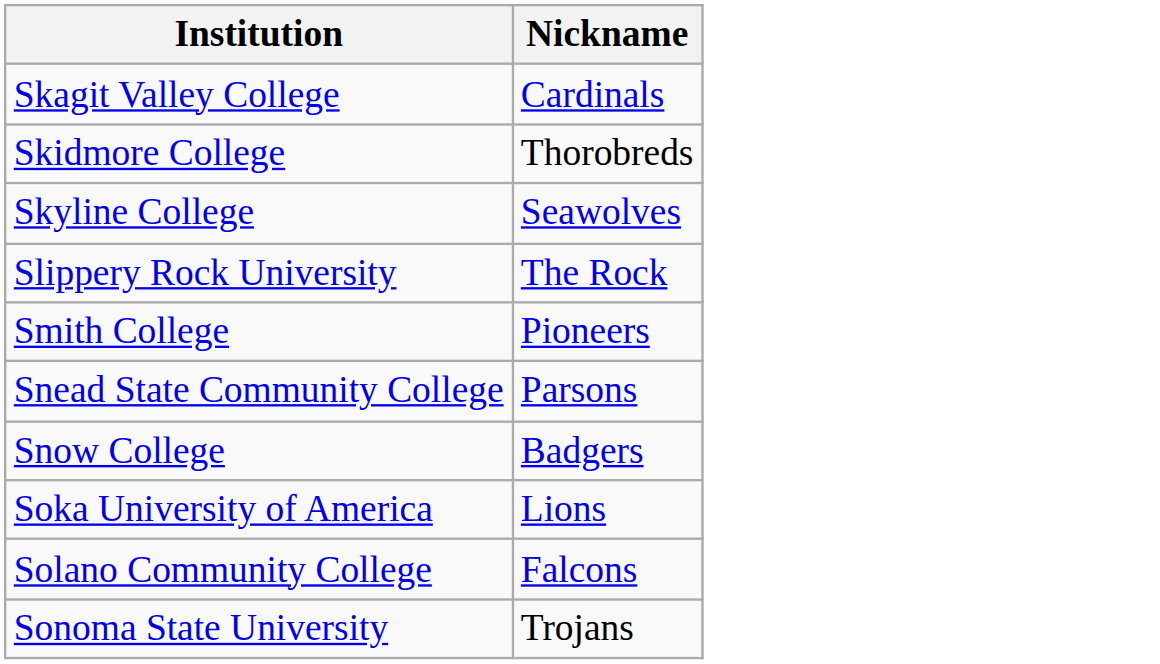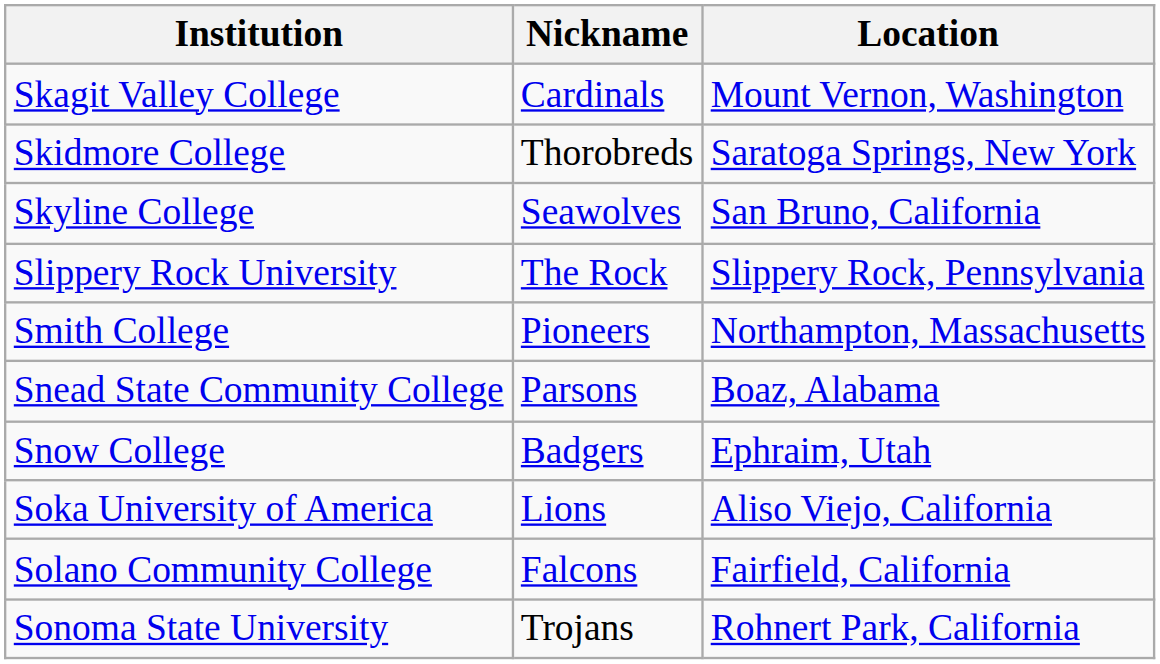+ column: (928, 34)
